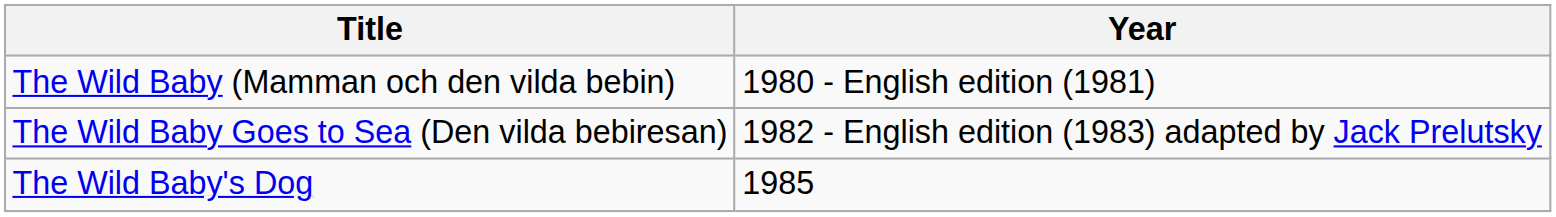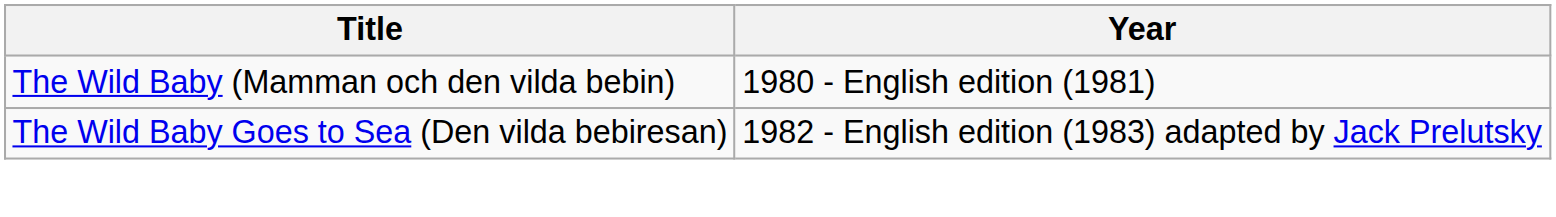- row: (163, 183)
